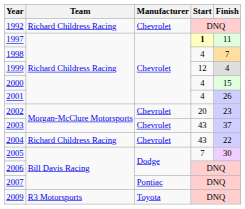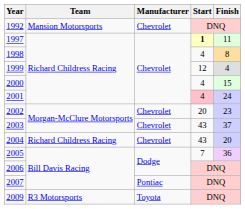(72, 26) Richard Childress Racing -> (65, 26) Mansion Motorsports
(227, 54) 7 -> (227, 54) 8
(202, 97) no background -> (202, 97) pink background
(227, 97) 26 -> (227, 97) 24
(227, 140) 22 -> (227, 140) 20
(227, 154) 30 -> (227, 154) 36
